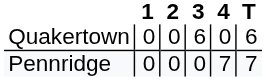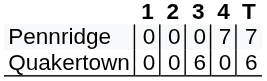rows swapped: (69, 36) <-> (60, 63)
